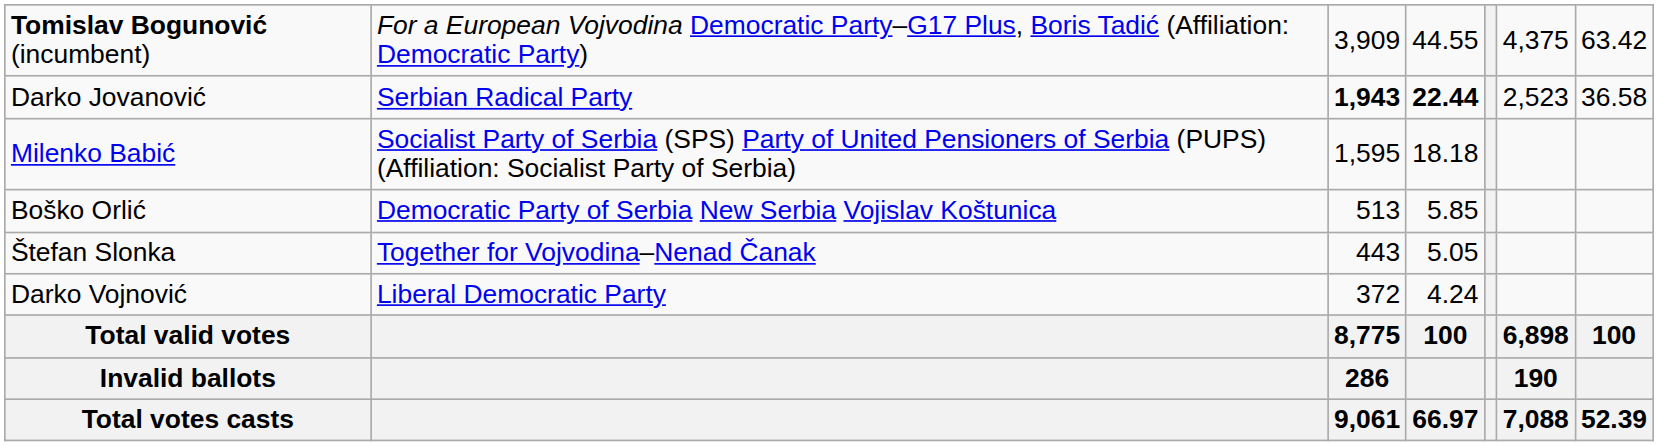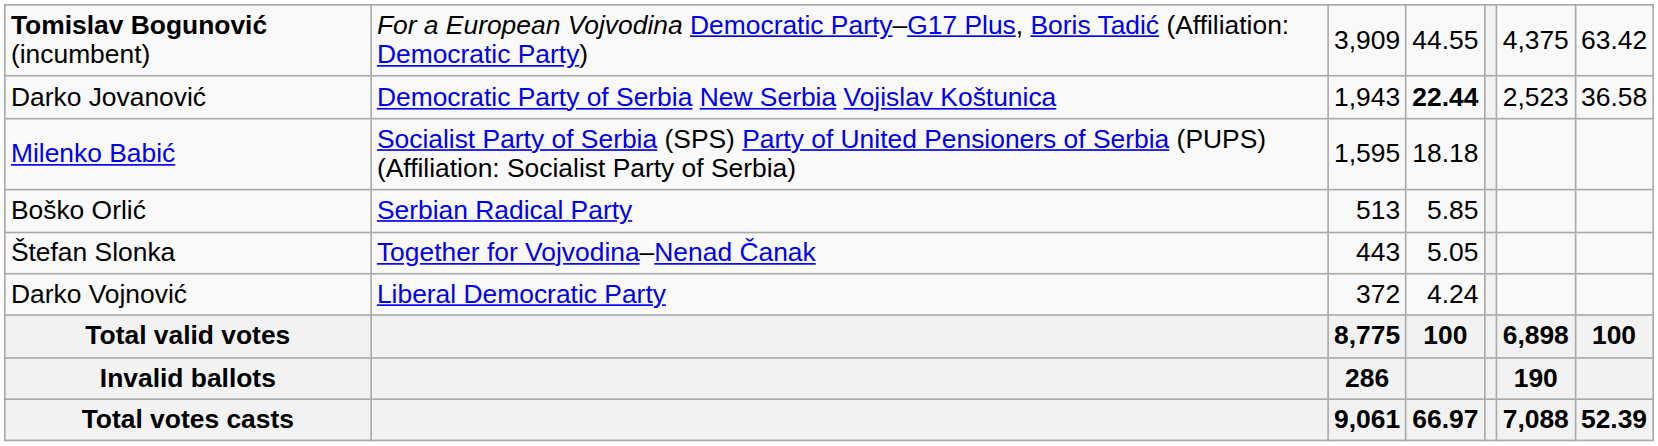(505, 97) Serbian Radical Party -> (717, 97) Democratic Party of Serbia New Serbia Vojislav Koštunica
(1367, 97) bold -> (1367, 97) normal
(717, 210) Democratic Party of Serbia New Serbia Vojislav Koštunica -> (505, 210) Serbian Radical Party
